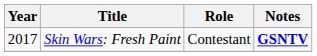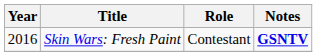(23, 39) 2017 -> (23, 39) 2016
